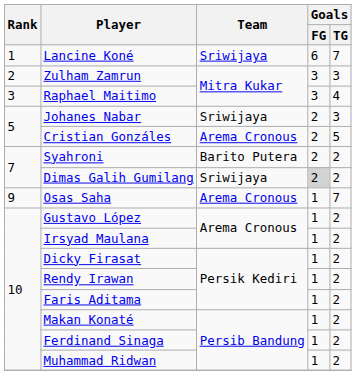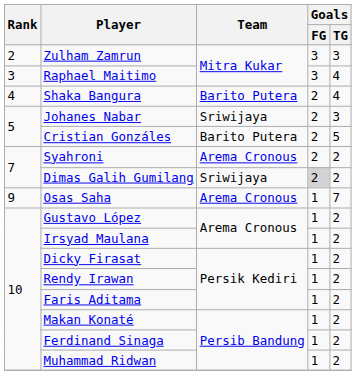- row: (89, 55)
+ row: (92, 96)
(249, 137) Arema Cronous -> (249, 137) Barito Putera
(249, 157) Barito Putera -> (249, 157) Arema Cronous
